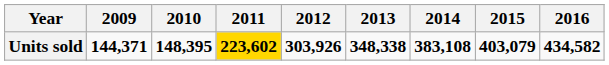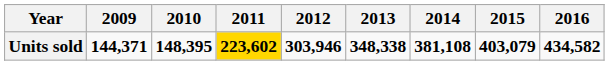(313, 45) 303,926 -> (313, 45) 303,946
(443, 45) 383,108 -> (443, 45) 381,108
